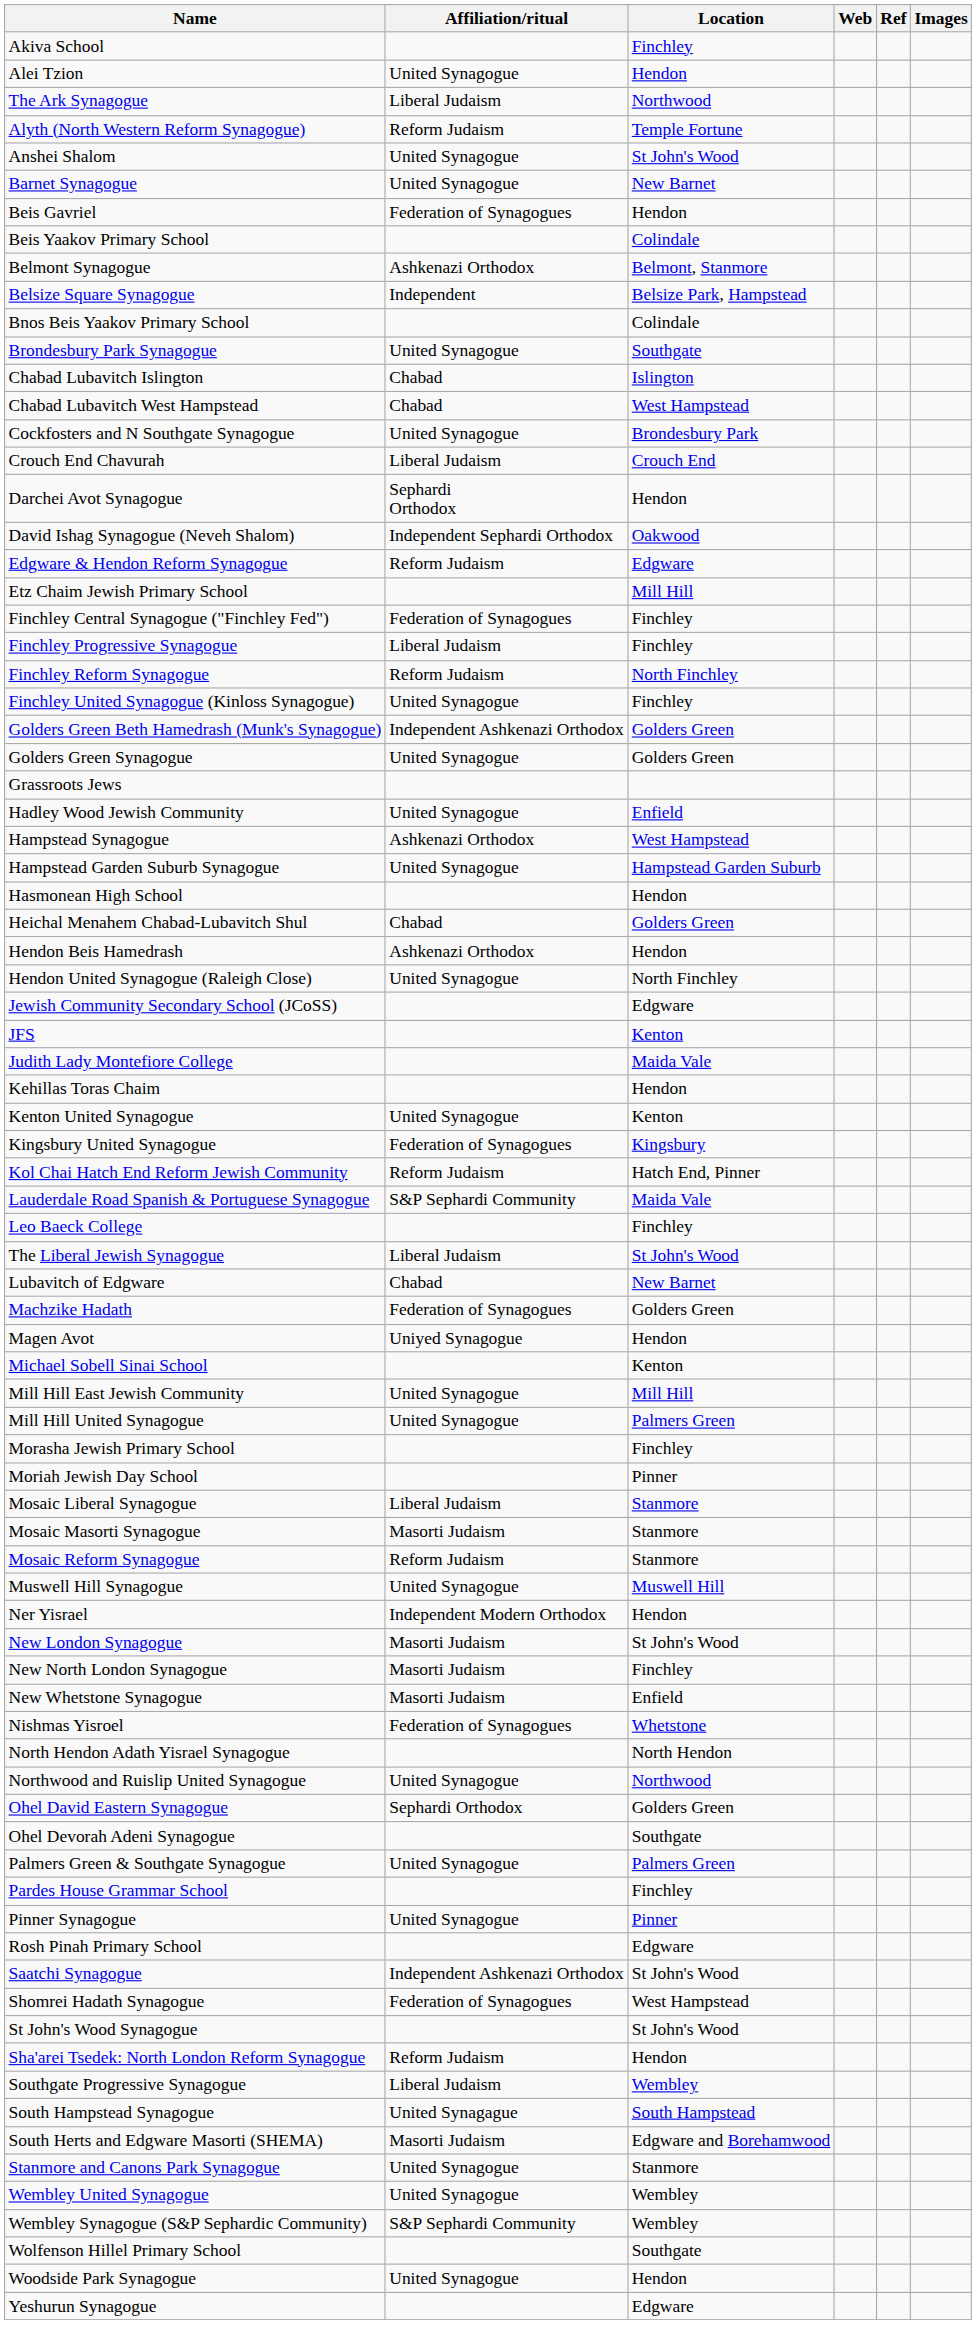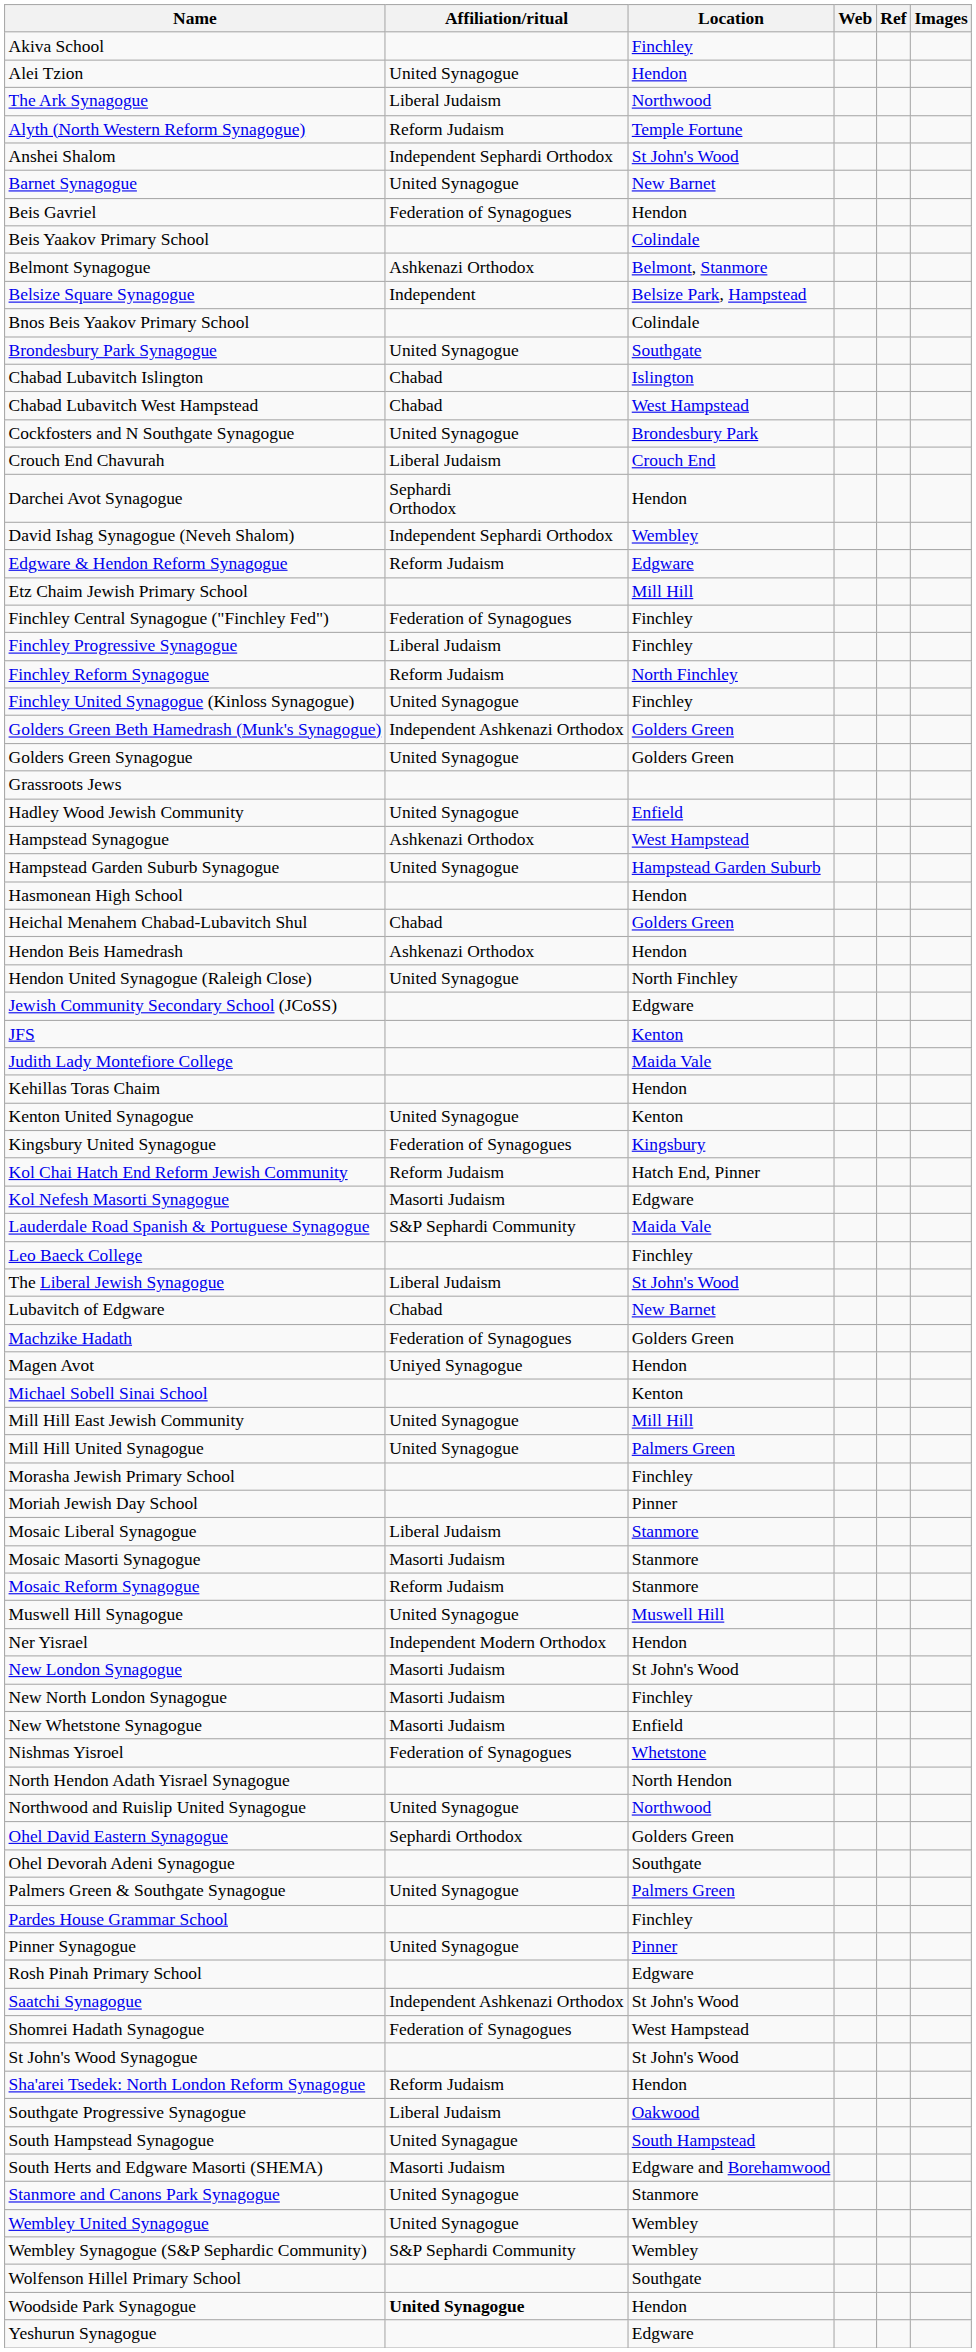(454, 156) United Synagogue -> (501, 156) Independent Sephardi Orthodox
(666, 535) Oakwood -> (665, 535) Wembley
+ row: (119, 1199)
(665, 2084) Wembley -> (666, 2112) Oakwood
(454, 2278) normal -> (457, 2305) bold
